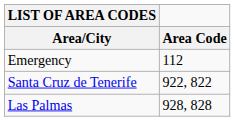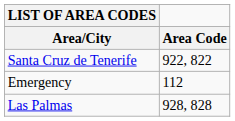rows swapped: (40, 60) <-> (72, 82)
